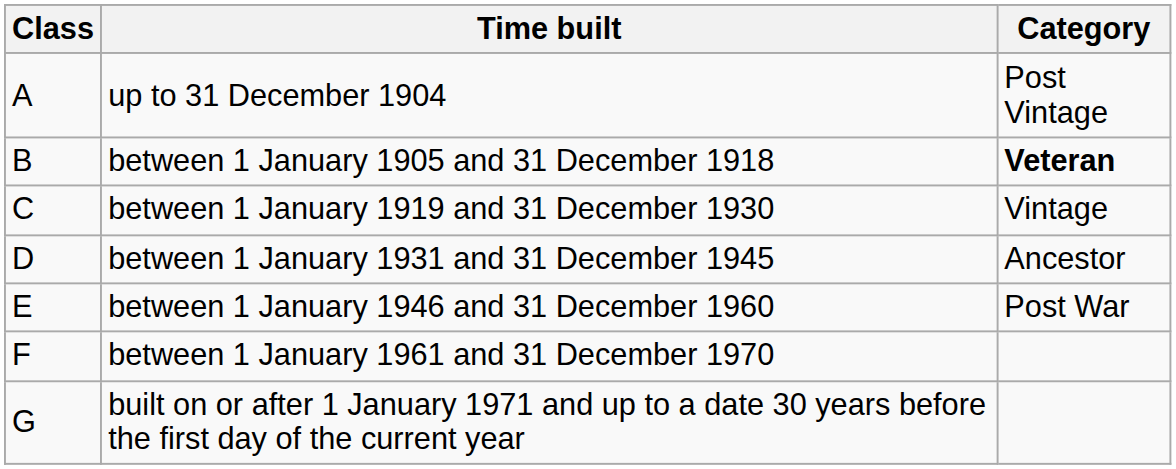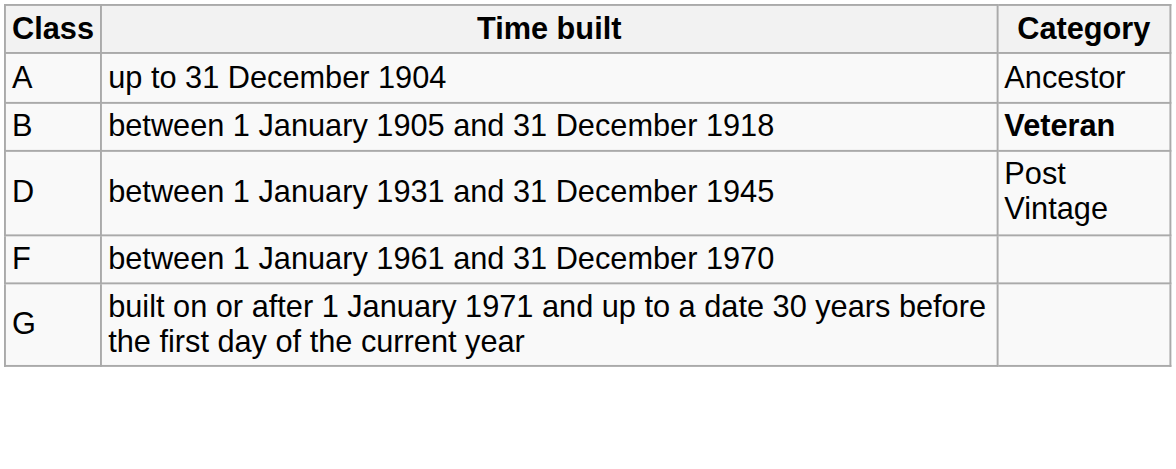(1056, 94) Post Vintage -> (1065, 77) Ancestor
- row: (441, 209)
(1065, 258) Ancestor -> (1056, 192) Post Vintage
- row: (441, 307)
